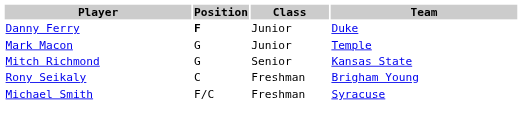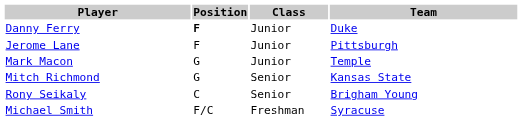+ row: (43, 45)
(278, 77) Freshman -> (271, 94) Senior
